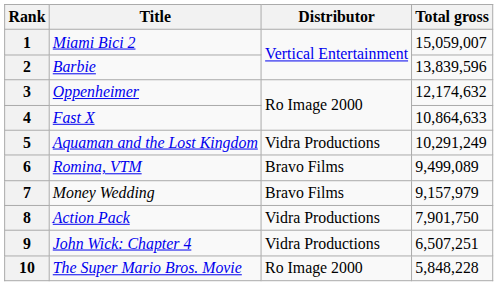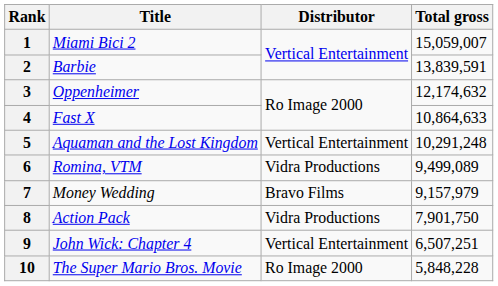(451, 67) 13,839,596 -> (451, 67) 13,839,591
(323, 142) Vidra Productions -> (337, 142) Vertical Entertainment
(451, 142) 10,291,249 -> (451, 142) 10,291,248
(305, 167) Bravo Films -> (323, 167) Vidra Productions
(323, 243) Vidra Productions -> (337, 243) Vertical Entertainment
